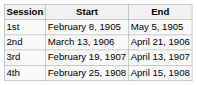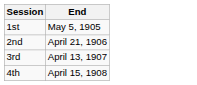- column: (87, 12)
